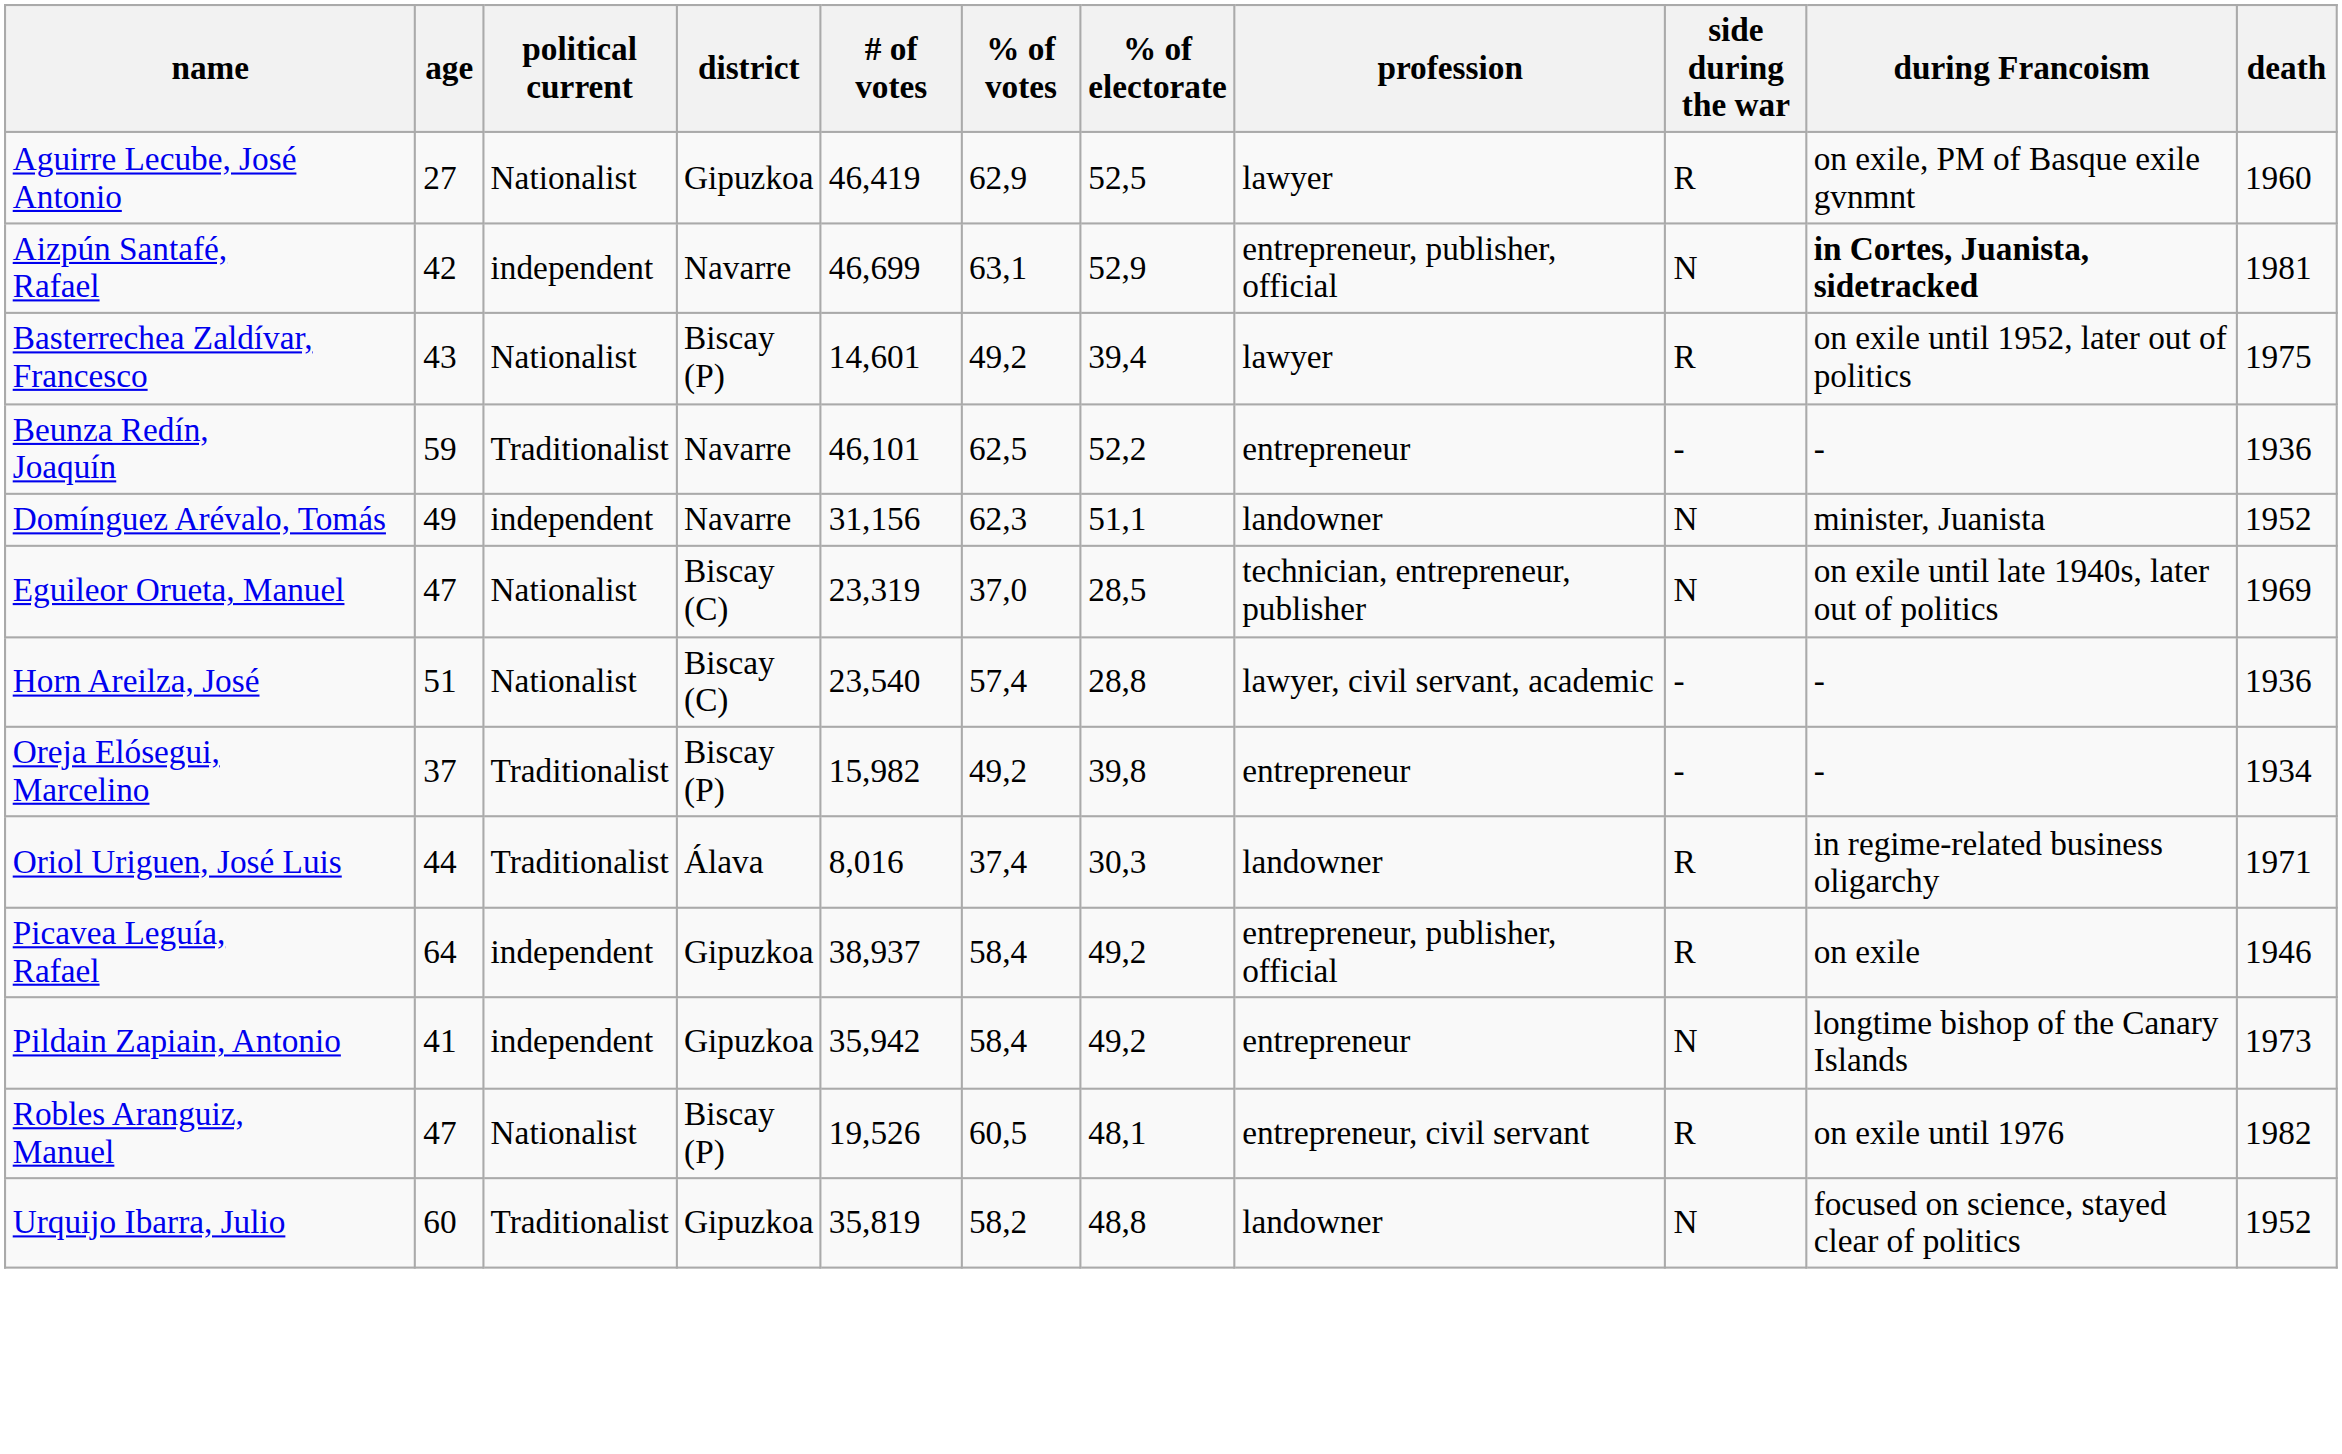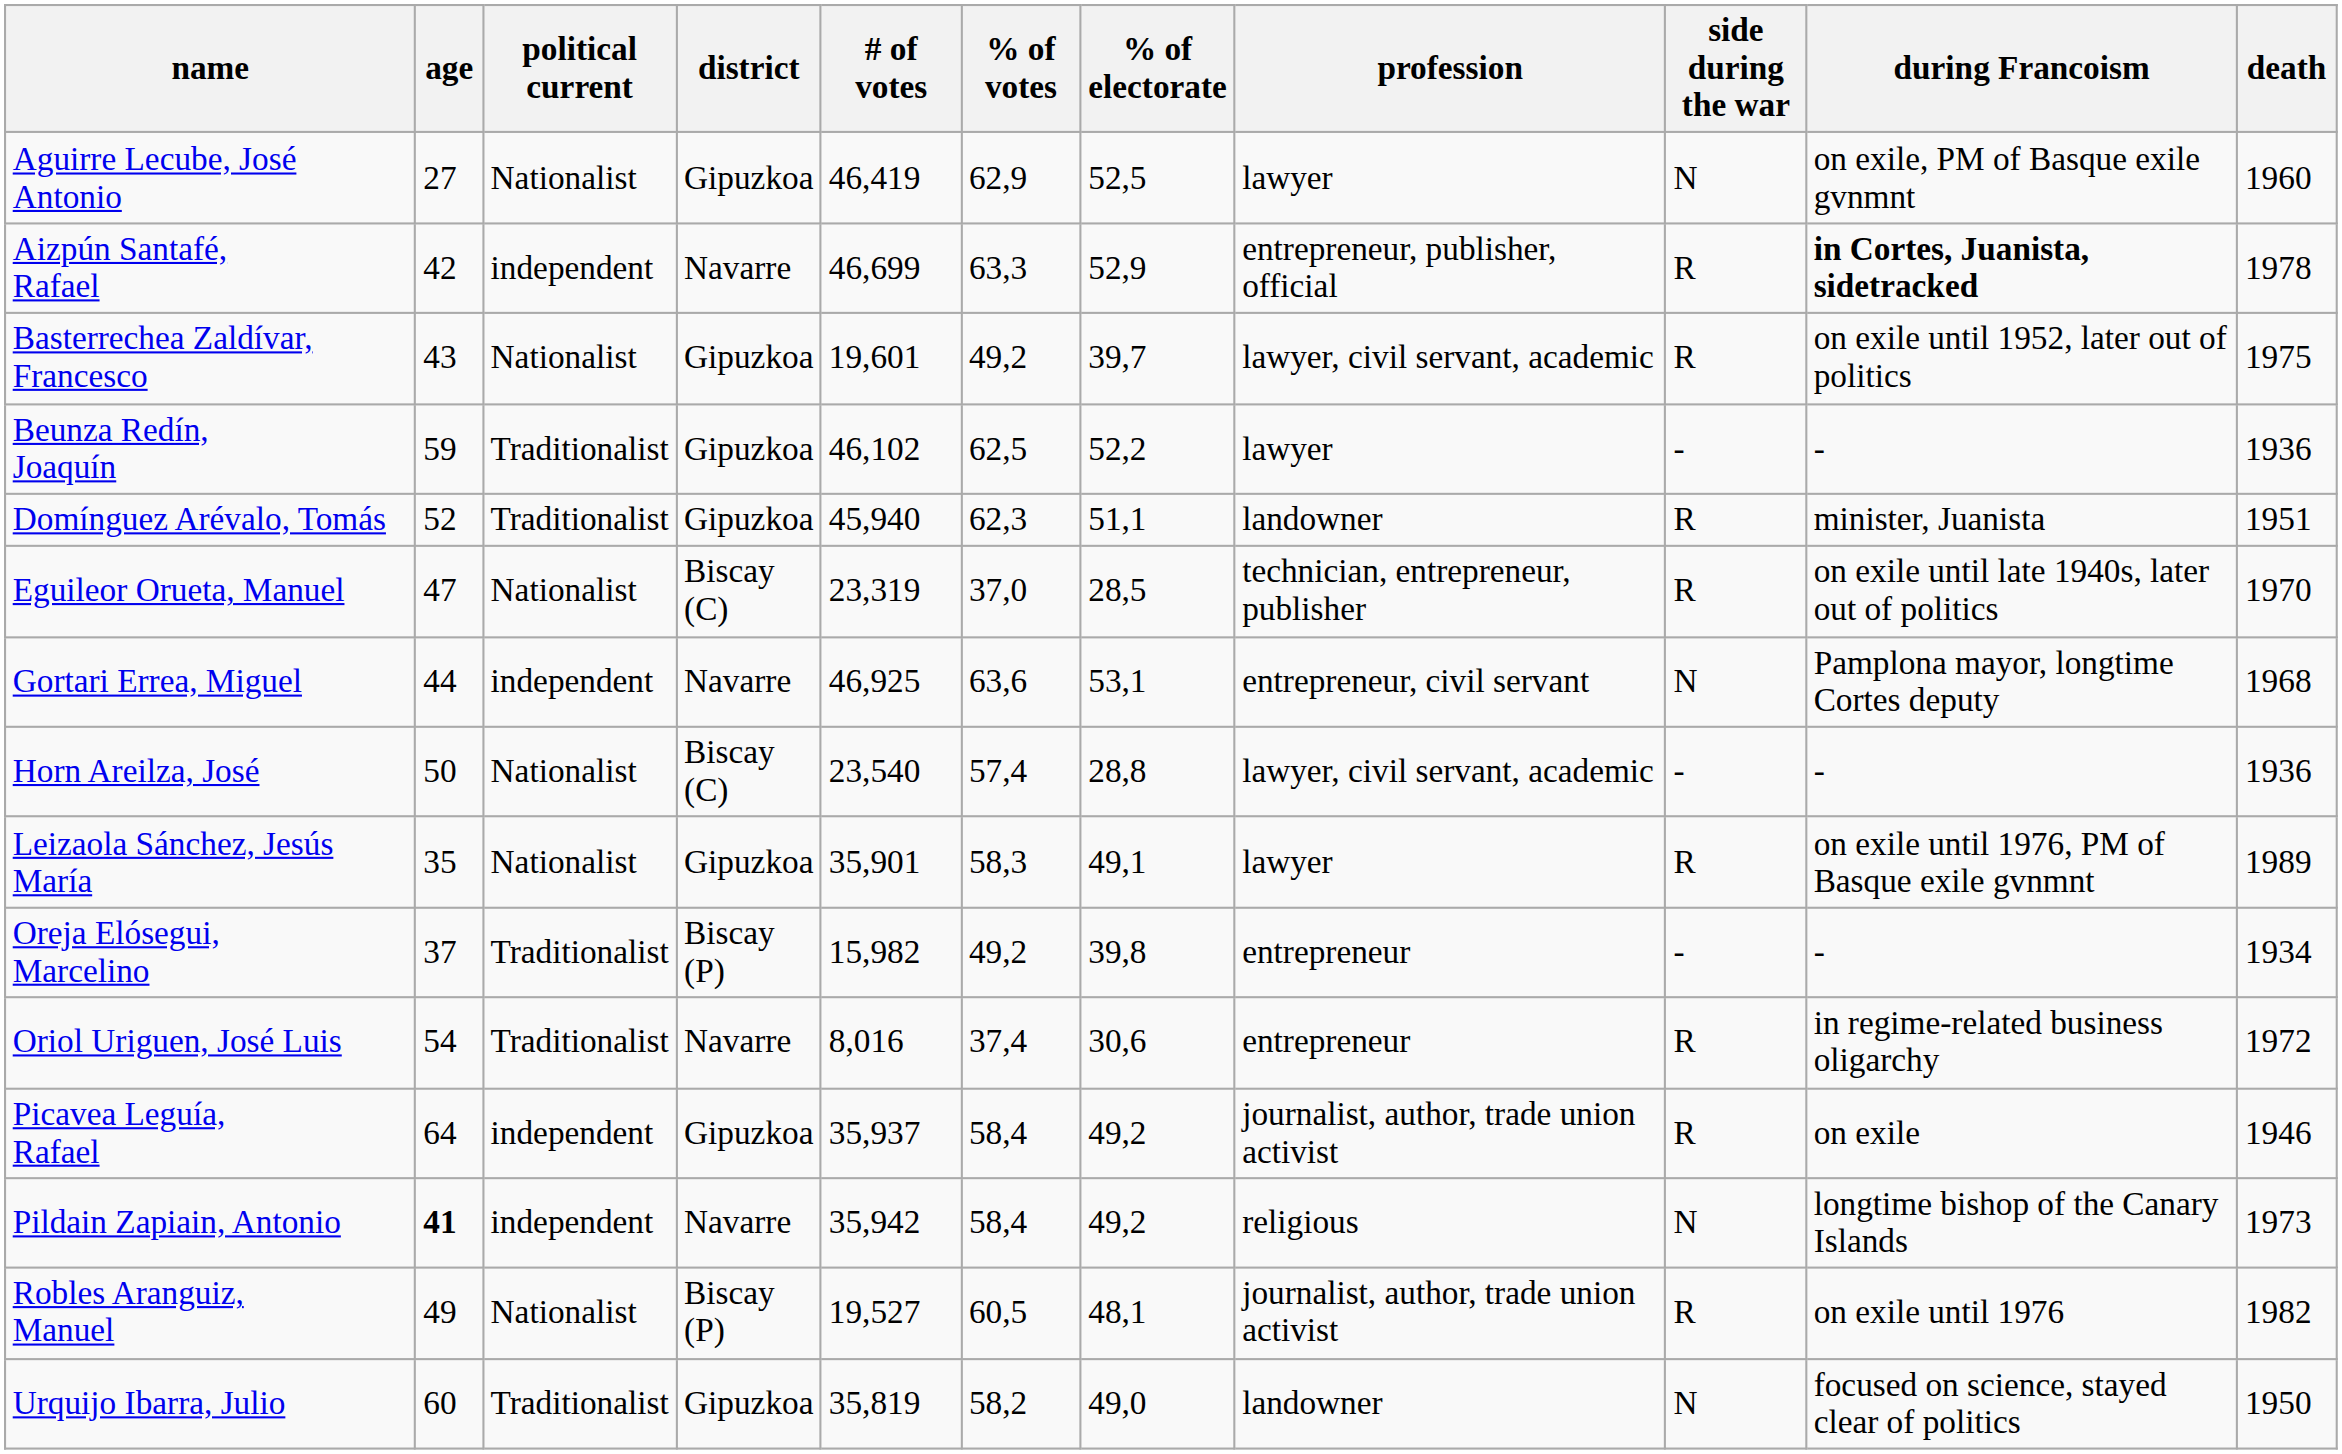(1685, 177) R -> (1686, 177) N
(998, 267) 63,1 -> (998, 267) 63,3
(1686, 267) N -> (1685, 267) R
(2278, 267) 1981 -> (2278, 267) 1978
(729, 357) Biscay (P) -> (749, 357) Gipuzkoa
(875, 357) 14,601 -> (875, 357) 19,601
(1117, 357) 39,4 -> (1117, 357) 39,7
(1287, 357) lawyer -> (1448, 357) lawyer, civil servant, academic
(738, 447) Navarre -> (749, 447) Gipuzkoa
(875, 447) 46,101 -> (875, 447) 46,102
(1326, 447) entrepreneur -> (1287, 447) lawyer
(440, 519) 49 -> (440, 519) 52
(572, 519) independent -> (580, 519) Traditionalist
(738, 519) Navarre -> (749, 519) Gipuzkoa
(875, 519) 31,156 -> (875, 519) 45,940
(1686, 519) N -> (1685, 519) R
(2278, 519) 1952 -> (2278, 519) 1951
(1686, 590) N -> (1685, 590) R
(2278, 590) 1969 -> (2278, 590) 1970
+ row: (157, 681)
(440, 681) 51 -> (440, 771) 50
+ row: (173, 861)
(440, 861) 44 -> (440, 1042) 54
(724, 861) Álava -> (738, 1042) Navarre
(1117, 861) 30,3 -> (1117, 1042) 30,6
(1312, 861) landowner -> (1326, 1042) entrepreneur
(2278, 861) 1971 -> (2278, 1042) 1972
(875, 951) 38,937 -> (875, 1132) 35,937
(1399, 951) entrepreneur, publisher, official -> (1439, 1132) journalist, author, trade union activist
(440, 1042) normal -> (440, 1222) bold
(749, 1042) Gipuzkoa -> (738, 1222) Navarre
(1326, 1042) entrepreneur -> (1300, 1222) religious
(440, 1132) 47 -> (440, 1312) 49
(875, 1132) 19,526 -> (875, 1312) 19,527
(1416, 1132) entrepreneur, civil servant -> (1439, 1312) journalist, author, trade union activist
(1117, 1222) 48,8 -> (1117, 1402) 49,0
(2278, 1222) 1952 -> (2278, 1402) 1950
